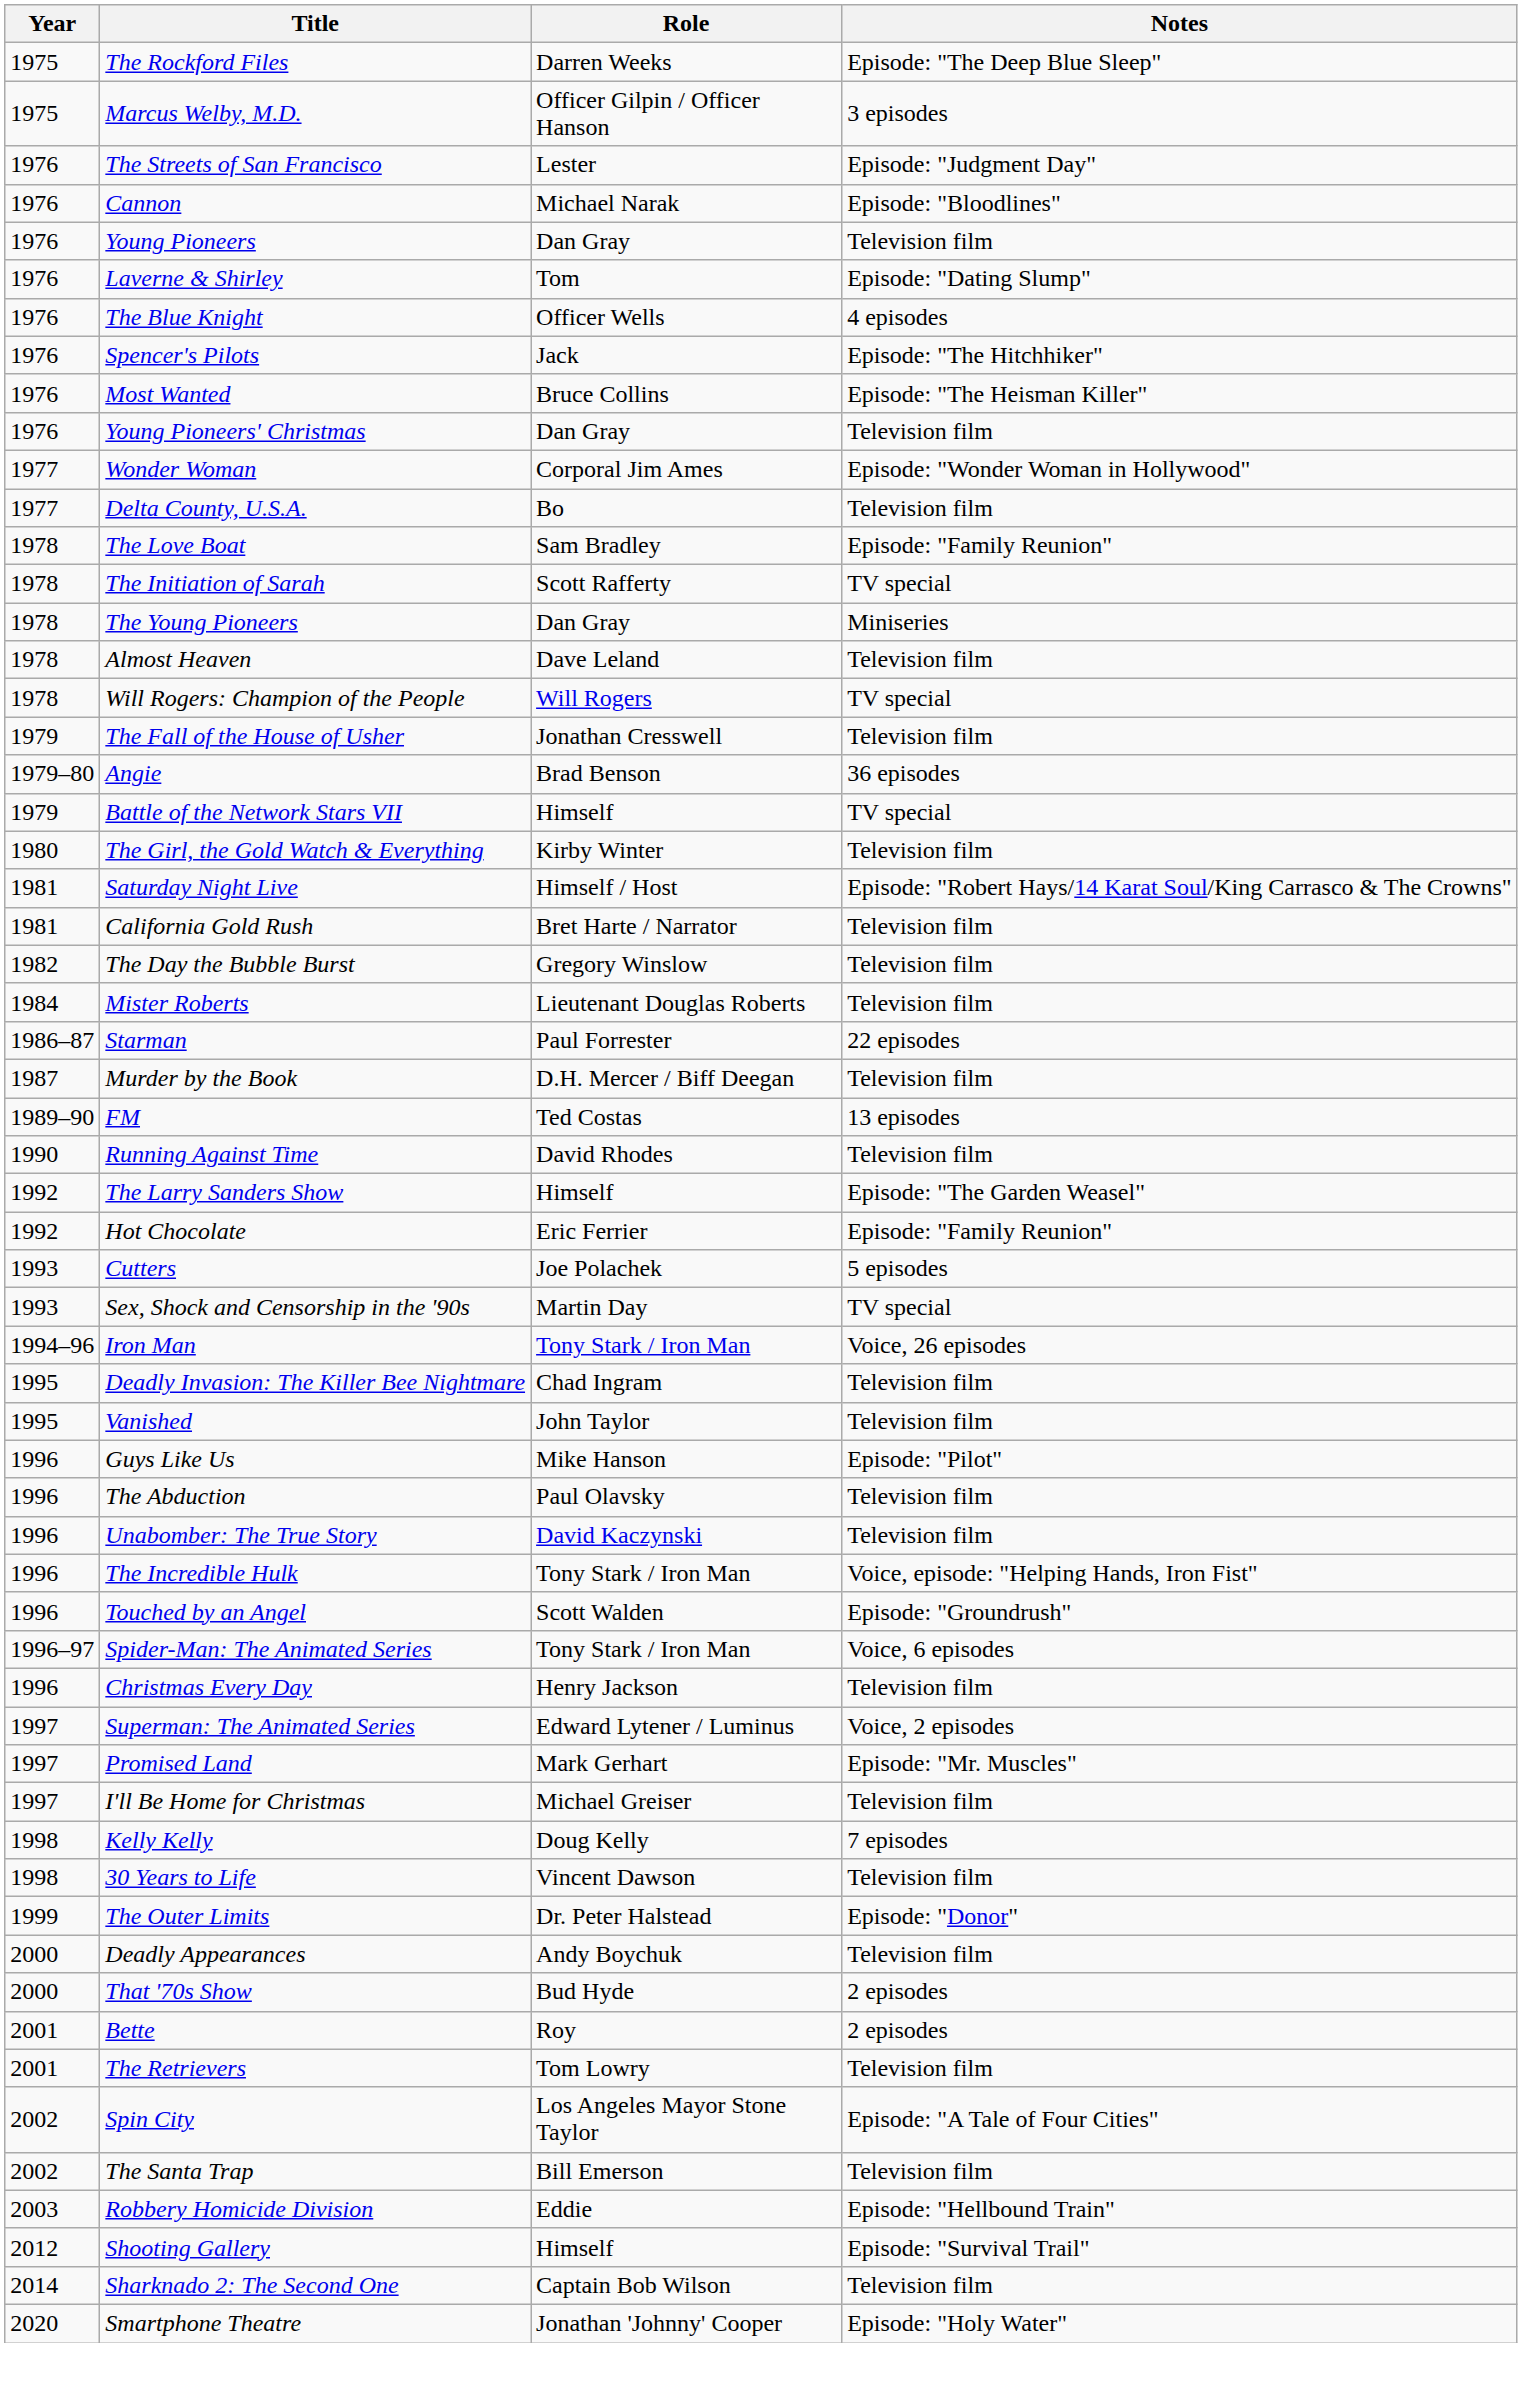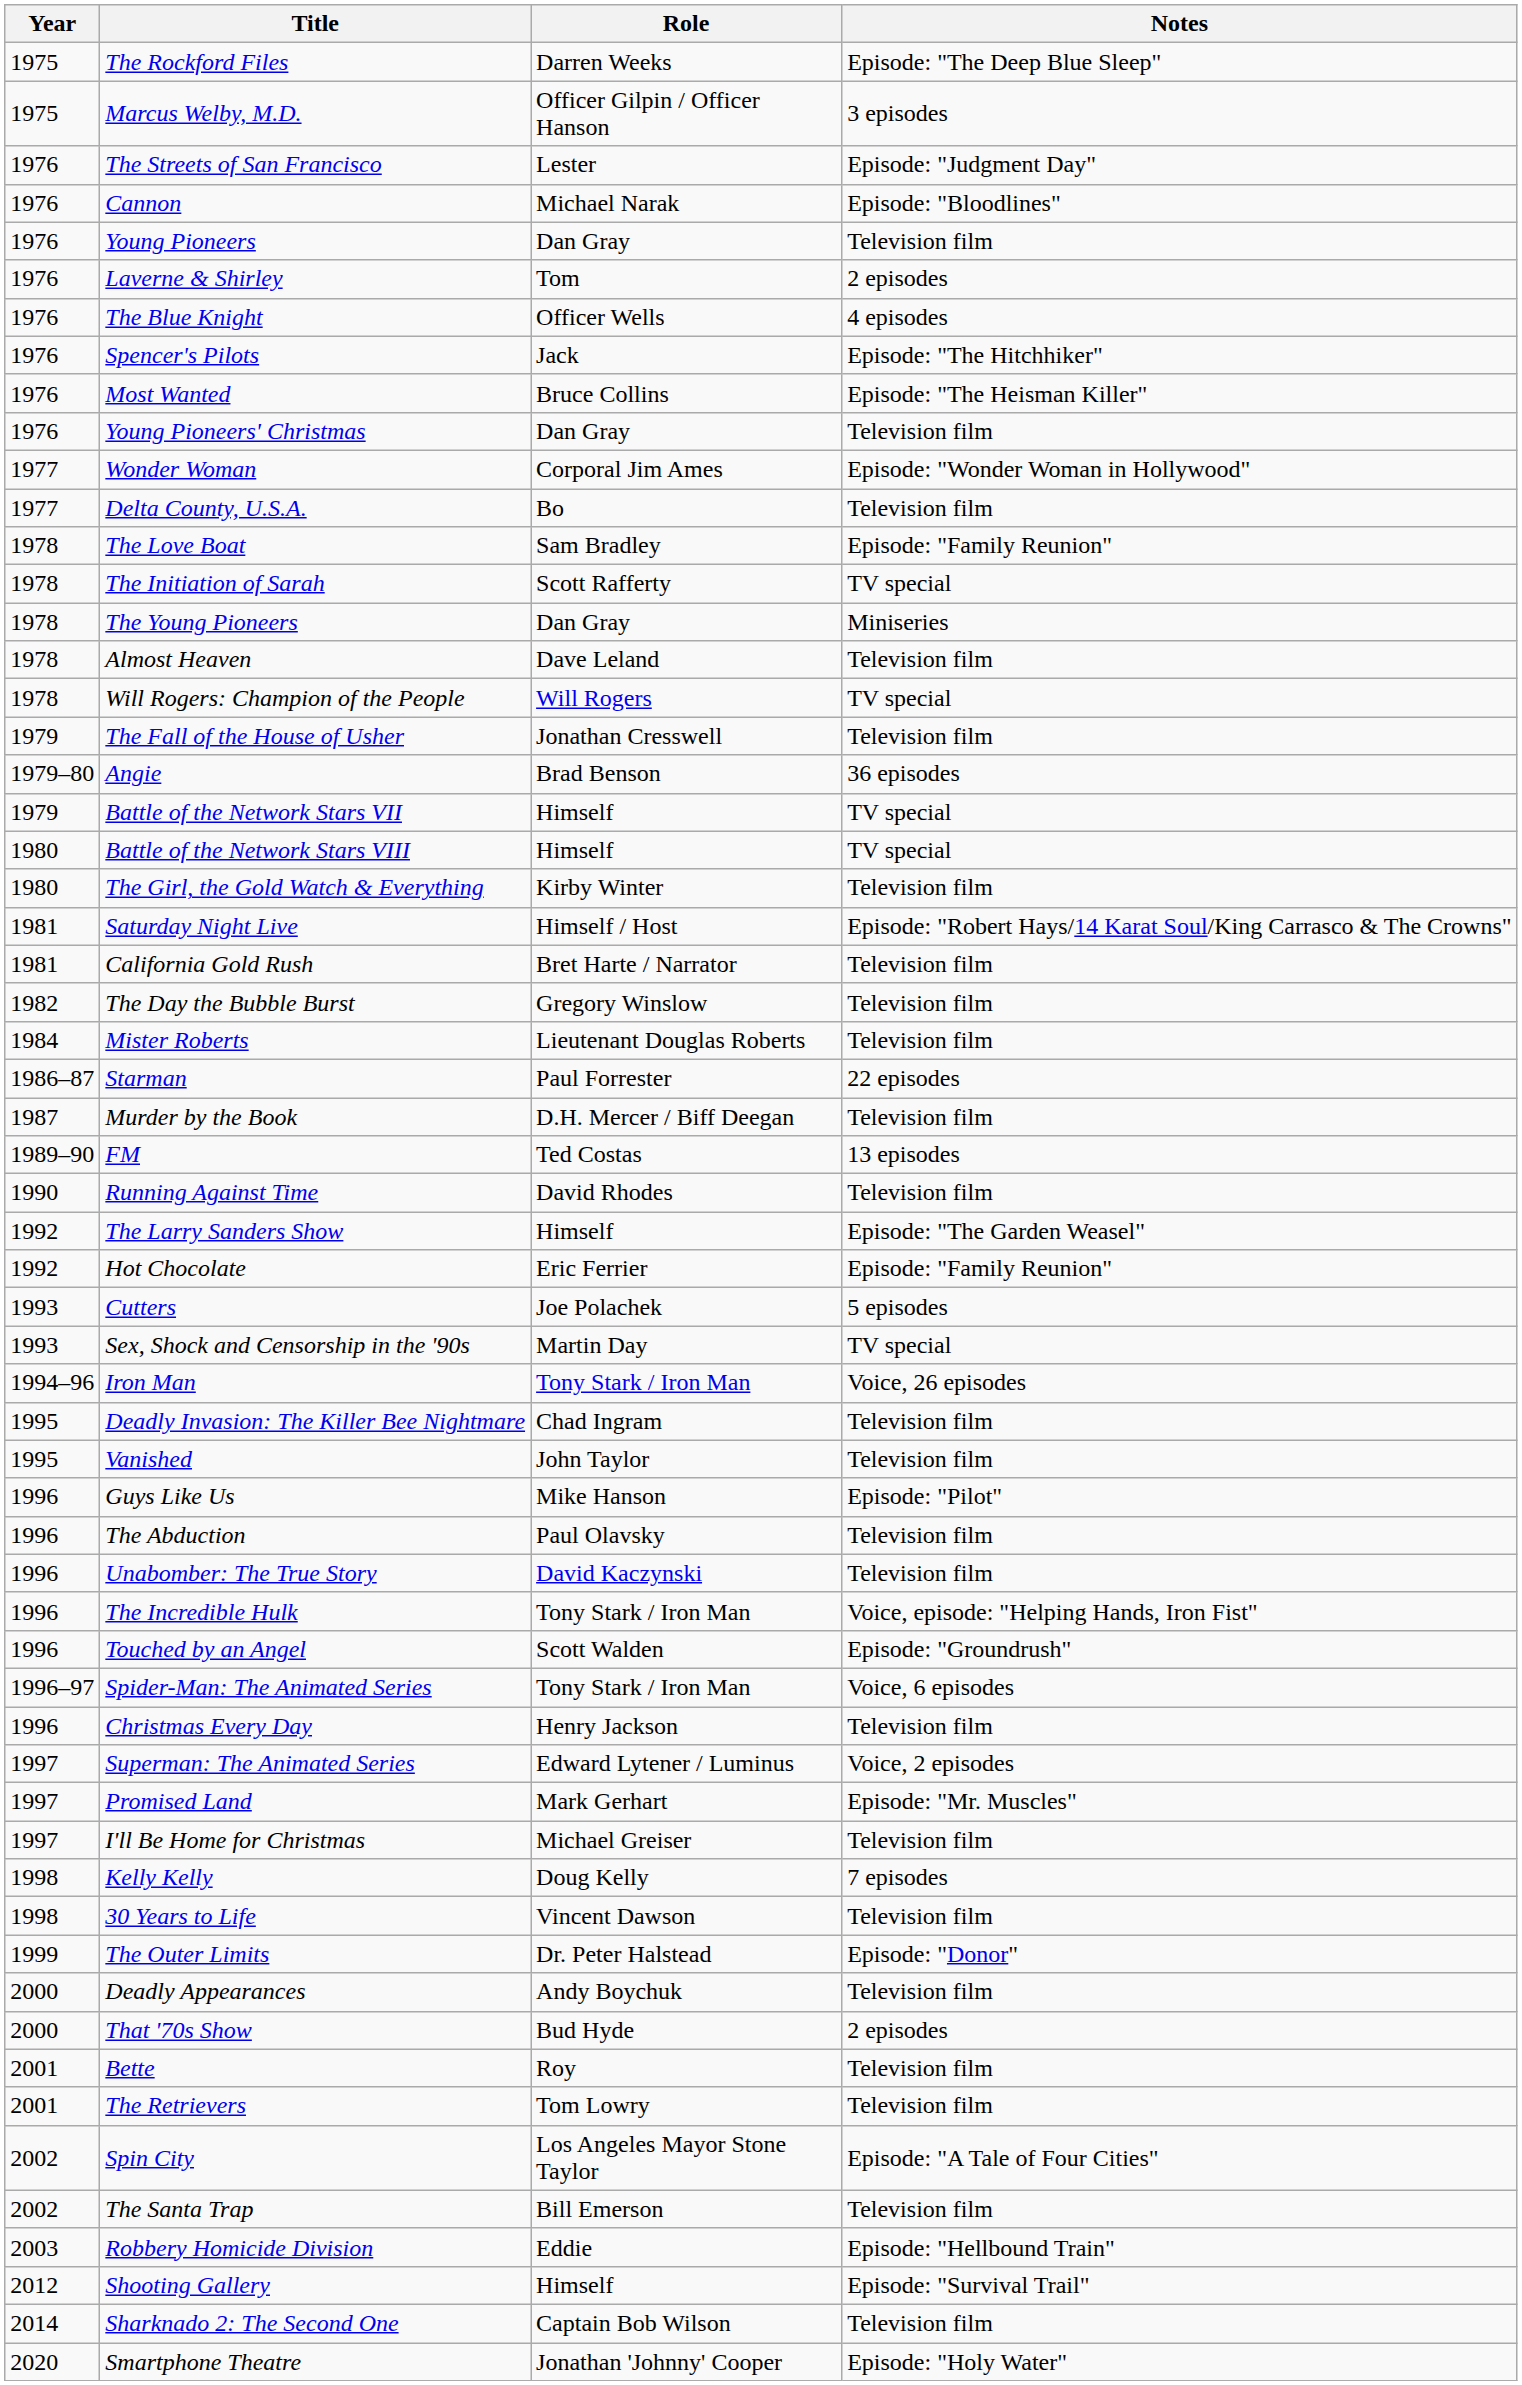(969, 278) Episode: "Dating Slump" -> (897, 278) 2 episodes
+ row: (258, 849)
(897, 2029) 2 episodes -> (920, 2067) Television film
